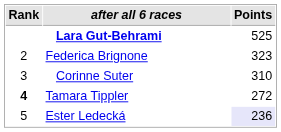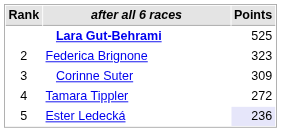(262, 76) 310 -> (262, 76) 309
(24, 96) bold -> (24, 96) normal
